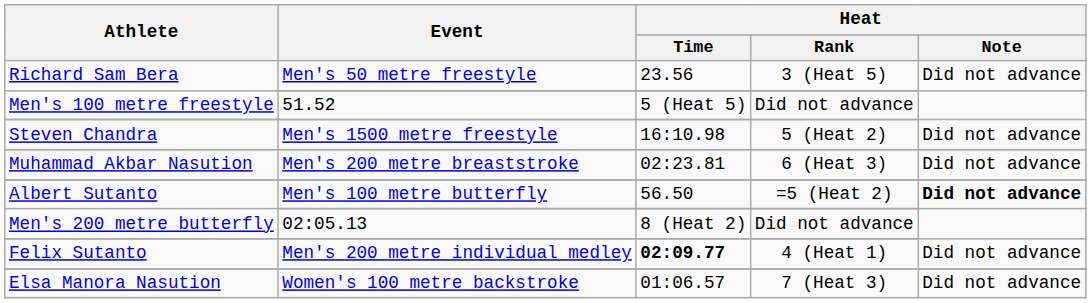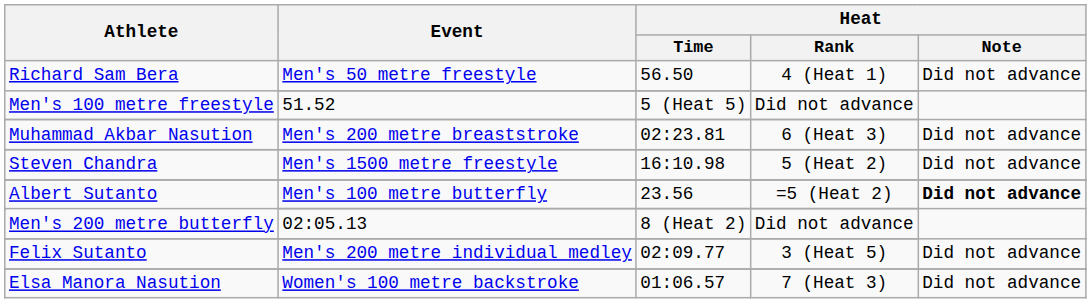(667, 75) 23.56 -> (667, 75) 56.50
(834, 75) 3 (Heat 5) -> (834, 75) 4 (Heat 1)
rows swapped: (83, 135) <-> (131, 164)
(667, 194) 56.50 -> (667, 194) 23.56
(683, 253) bold -> (683, 253) normal
(834, 253) 4 (Heat 1) -> (834, 253) 3 (Heat 5)
